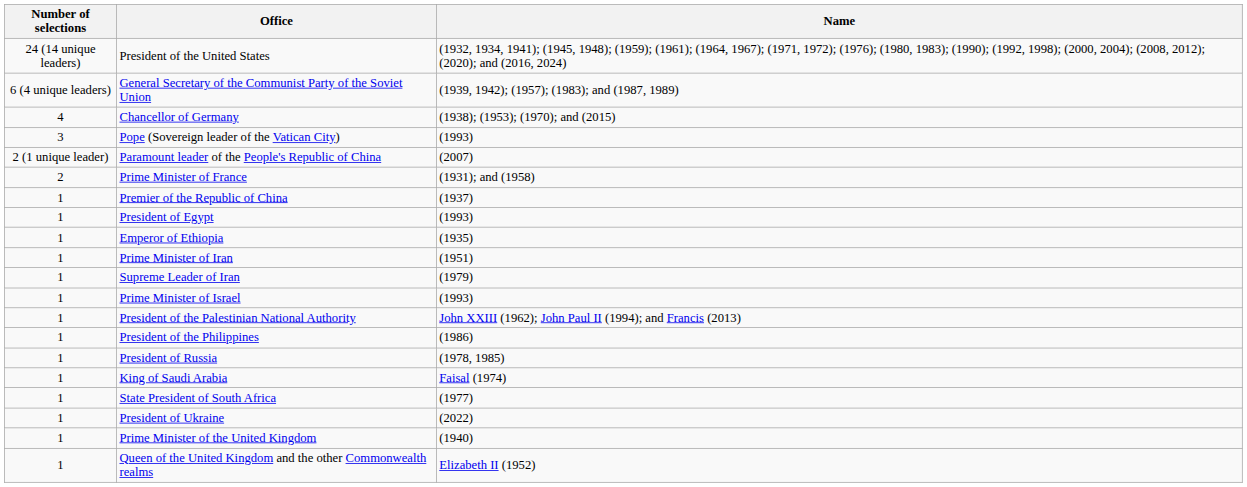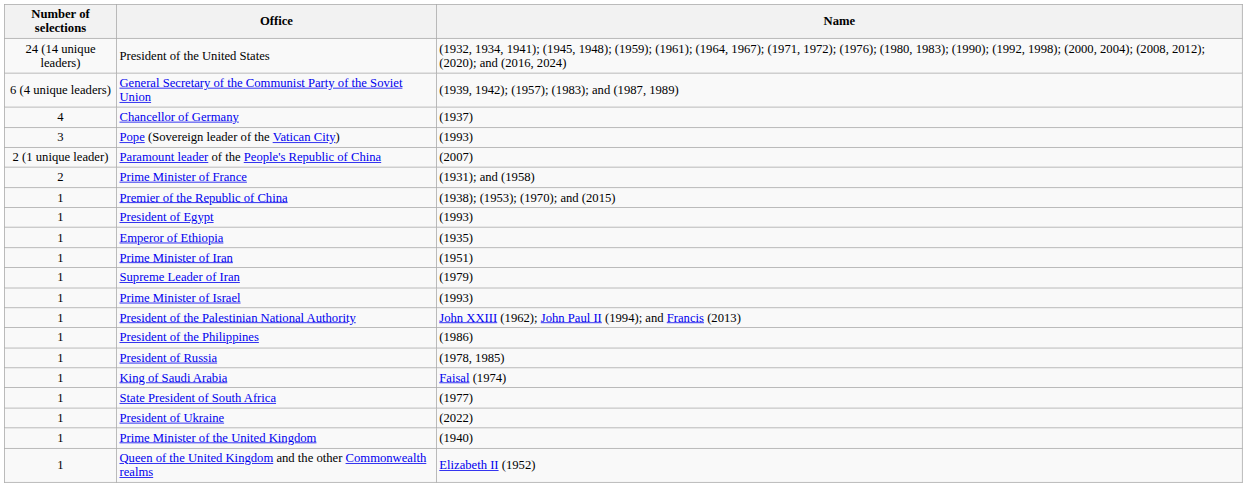(527, 117) (1938); (1953); (1970); and (2015) -> (456, 117) (1937)
(456, 197) (1937) -> (527, 197) (1938); (1953); (1970); and (2015)
